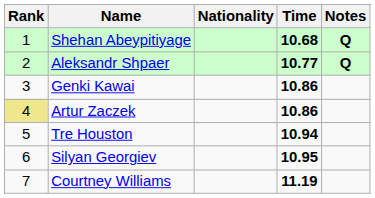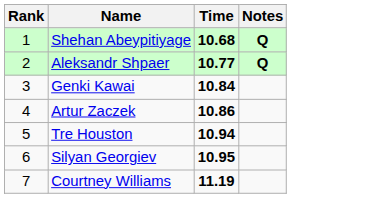- column: (236, 16)
(299, 87) 10.86 -> (216, 87) 10.84
(26, 110) khaki background -> (26, 110) no background
